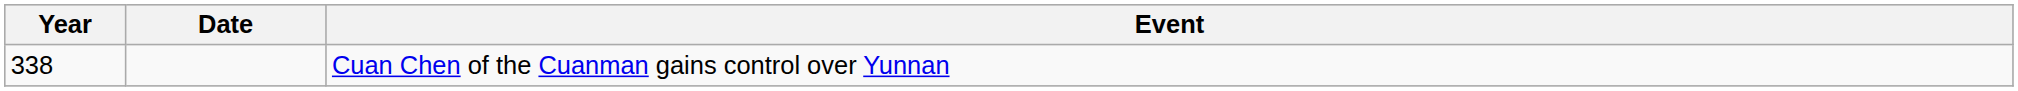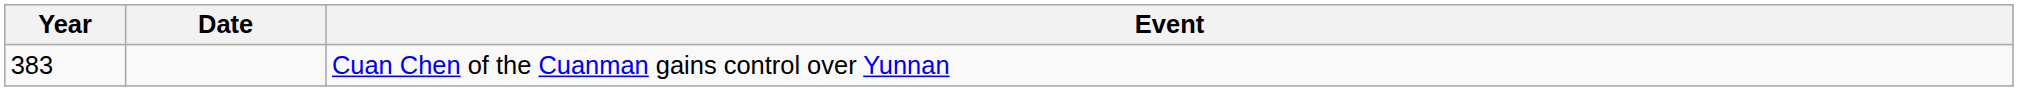(32, 65) 338 -> (32, 65) 383
